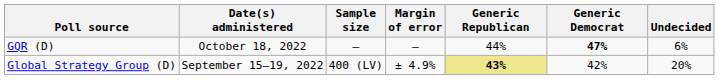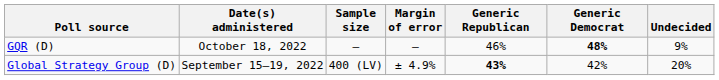(496, 46) 44% -> (496, 46) 46%
(597, 46) 47% -> (597, 46) 48%
(681, 46) 6% -> (681, 46) 9%
(496, 65) khaki background -> (496, 65) no background
